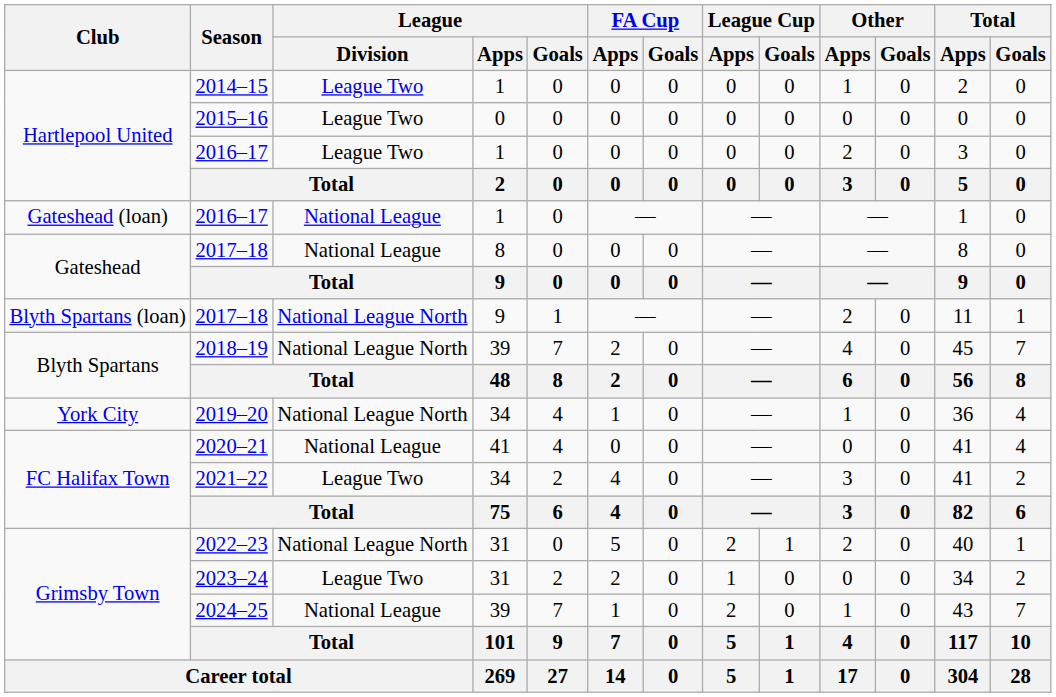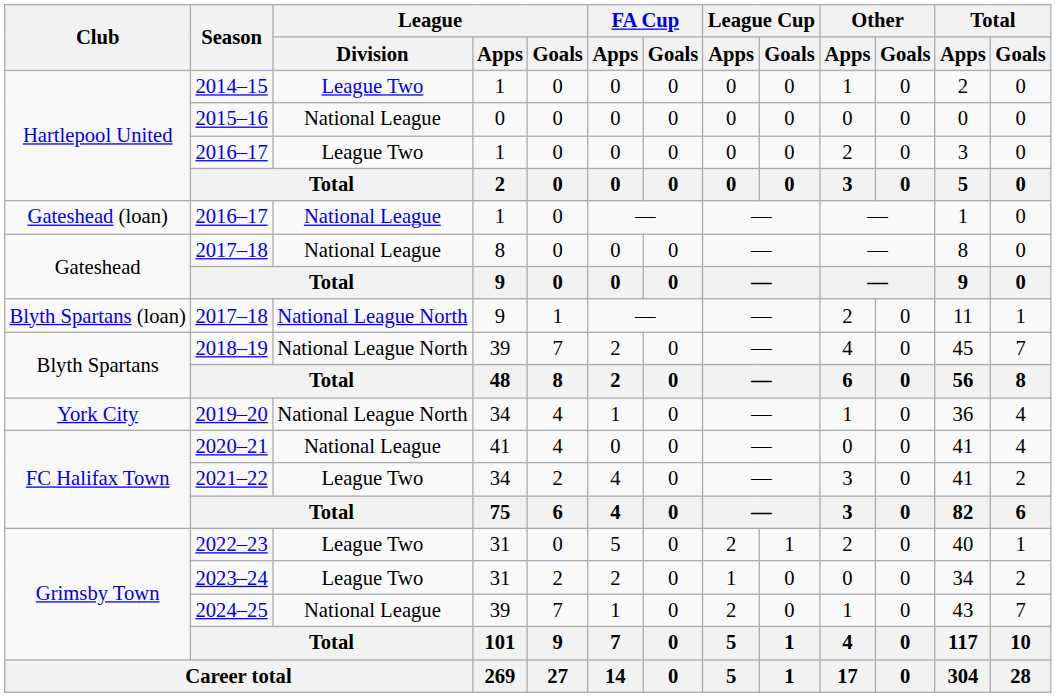(372, 119) League Two -> (372, 119) National League
(372, 544) National League North -> (372, 544) League Two
